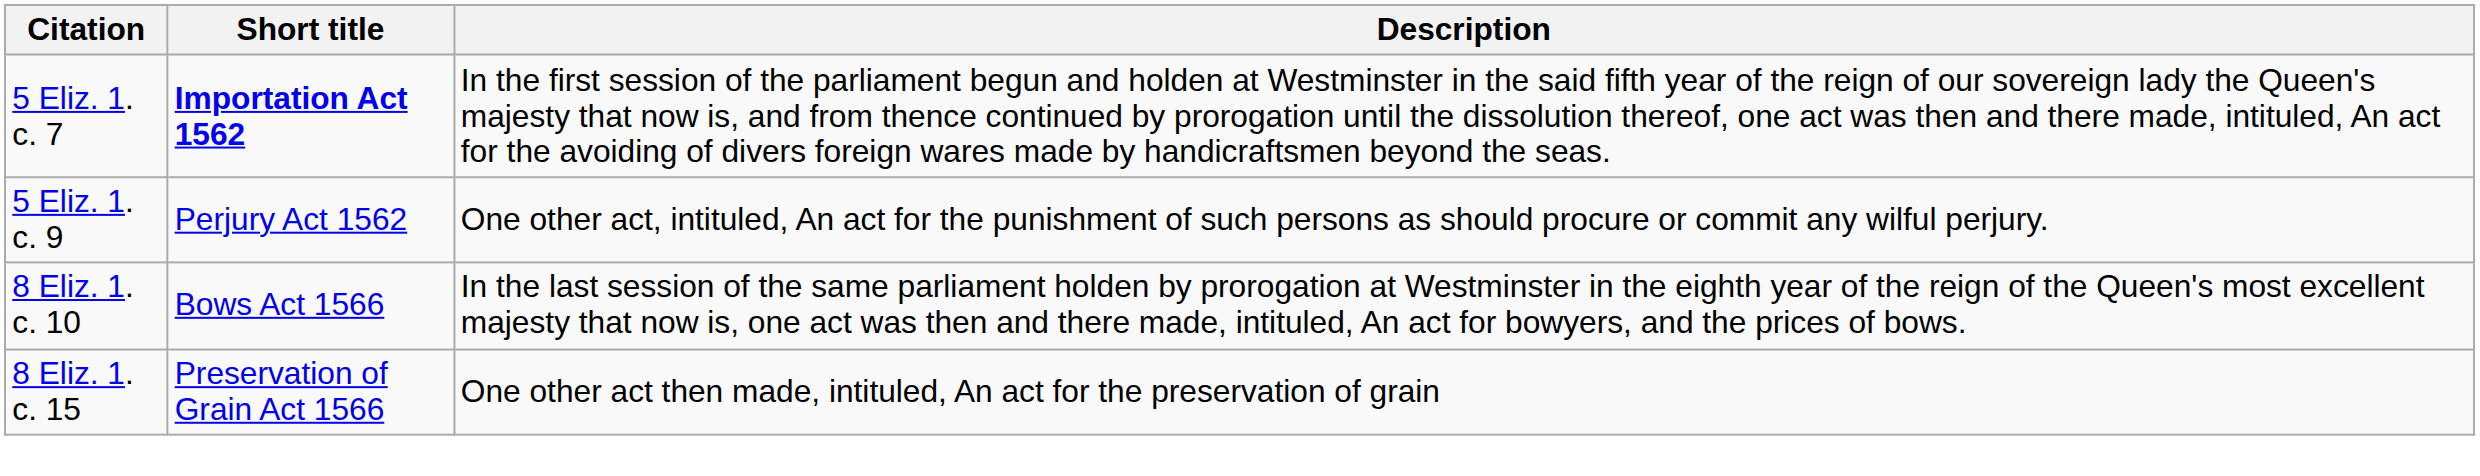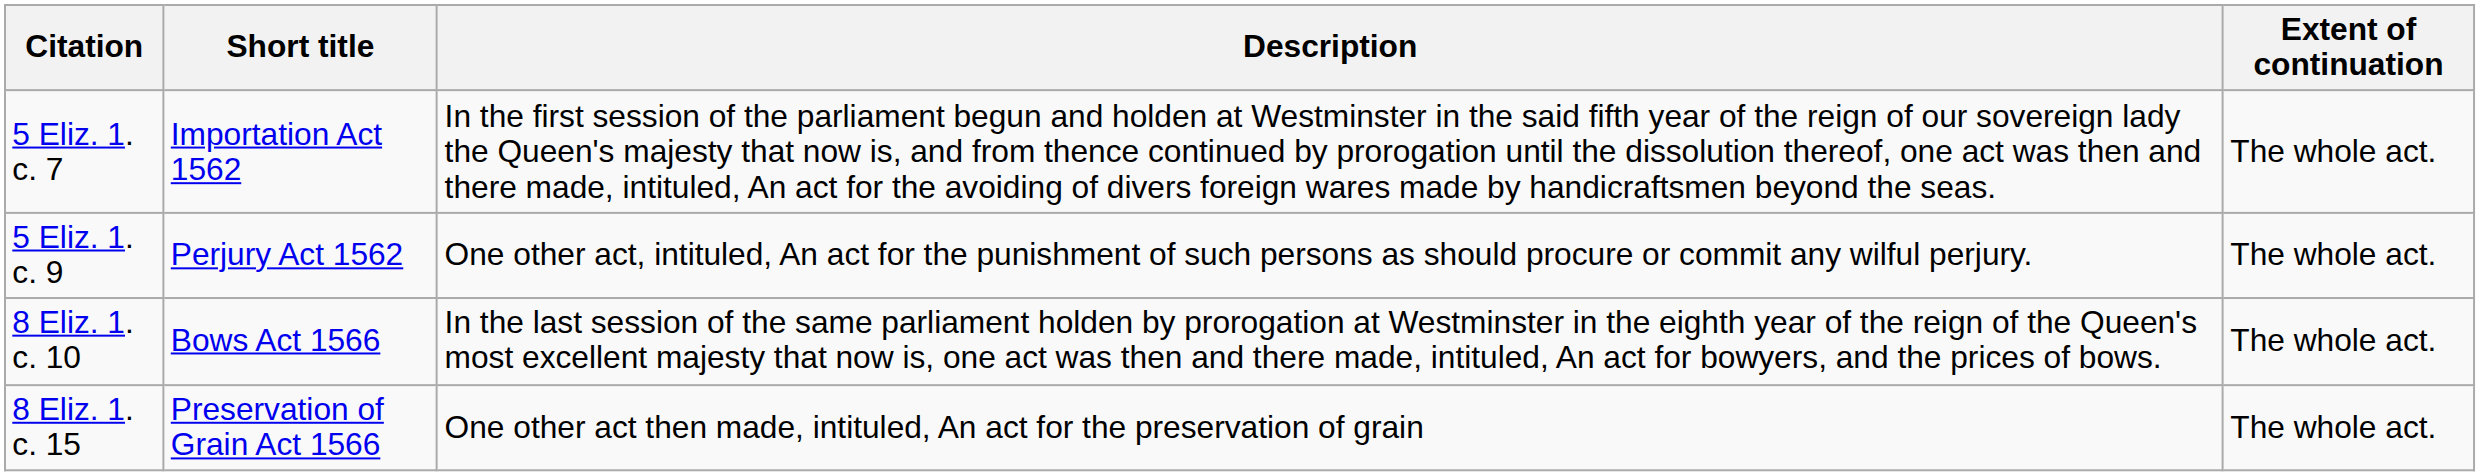+ column: (2349, 47)
(291, 115) bold -> (276, 151) normal
